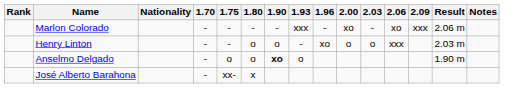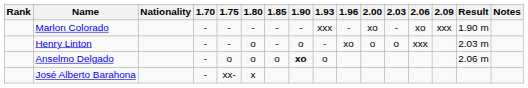+ column: (277, 12)
(450, 28) 2.06 m -> (473, 28) 1.90 m
(450, 59) 1.90 m -> (473, 59) 2.06 m
